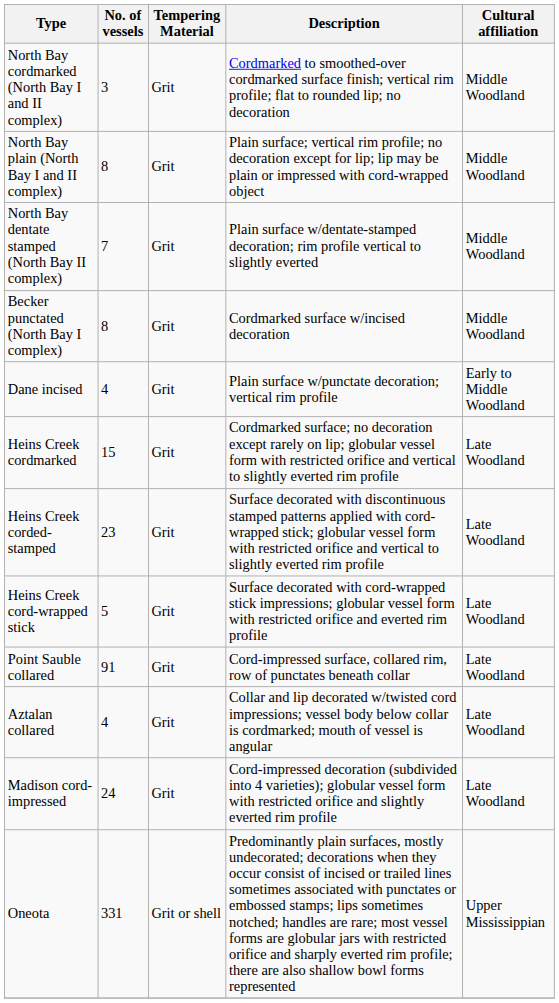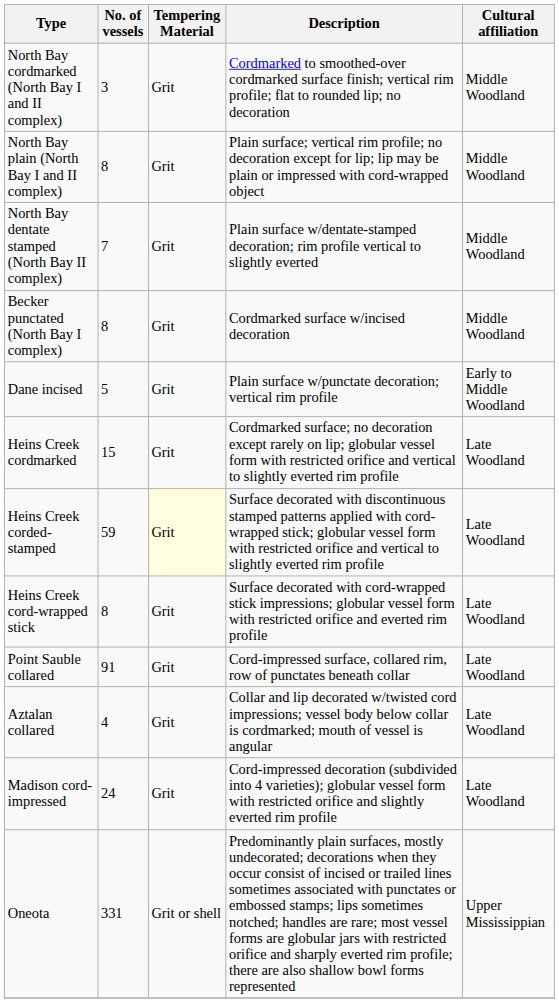(105, 389) 4 -> (105, 389) 5
(108, 532) 23 -> (108, 532) 59
(163, 532) no background -> (163, 532) lightyellow background
(105, 611) 5 -> (105, 611) 8
